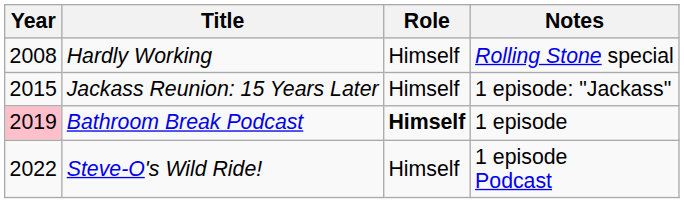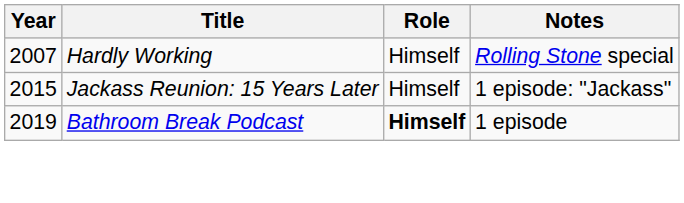(33, 55) 2008 -> (33, 55) 2007
(33, 122) pink background -> (33, 122) no background
- row: (164, 168)
